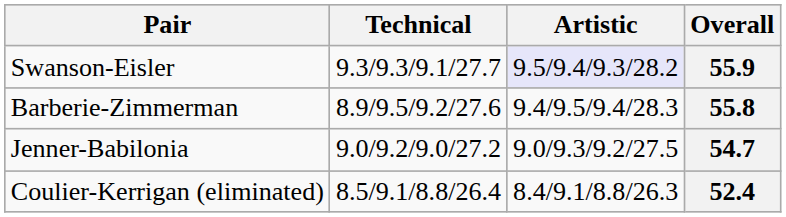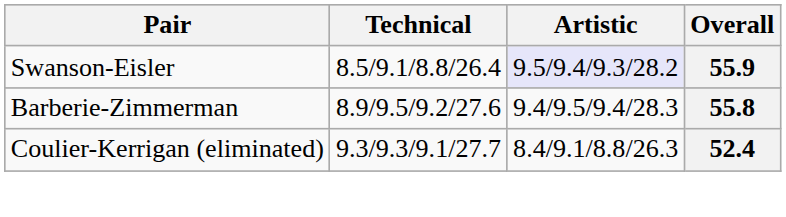(418, 66) 9.3/9.3/9.1/27.7 -> (418, 66) 8.5/9.1/8.8/26.4
- row: (100, 149)
(418, 190) 8.5/9.1/8.8/26.4 -> (418, 149) 9.3/9.3/9.1/27.7
